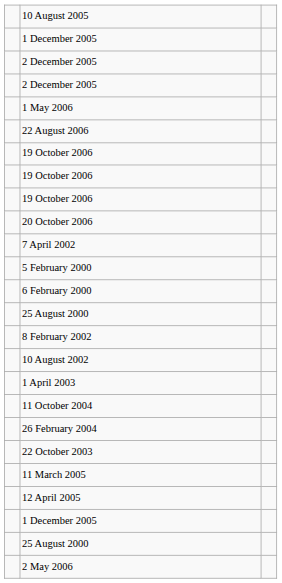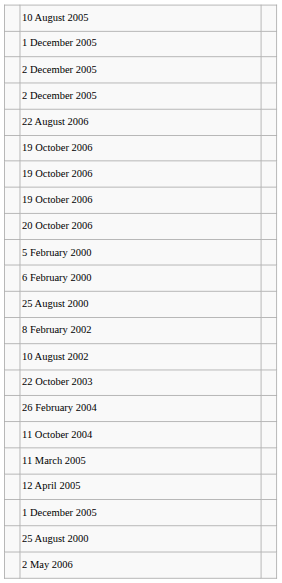- row: (12, 108)
- row: (12, 246)
- row: (12, 383)
rows swapped: (12, 452) <-> (12, 406)
